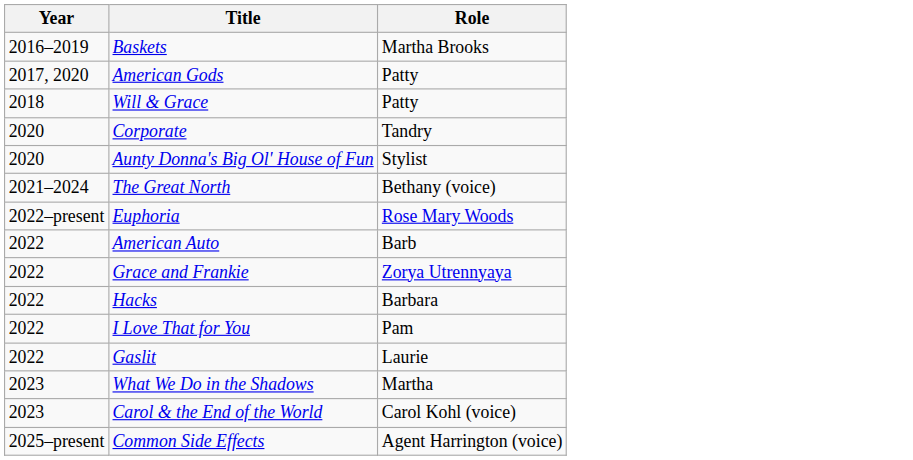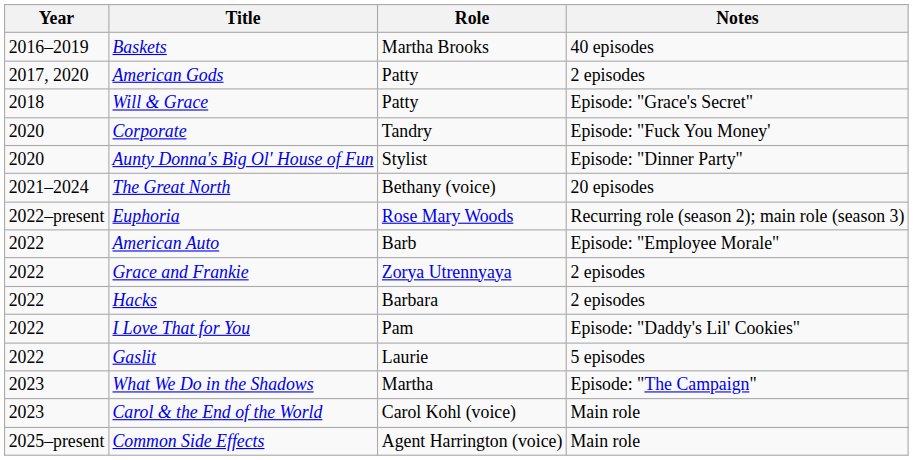+ column: (737, 18)
